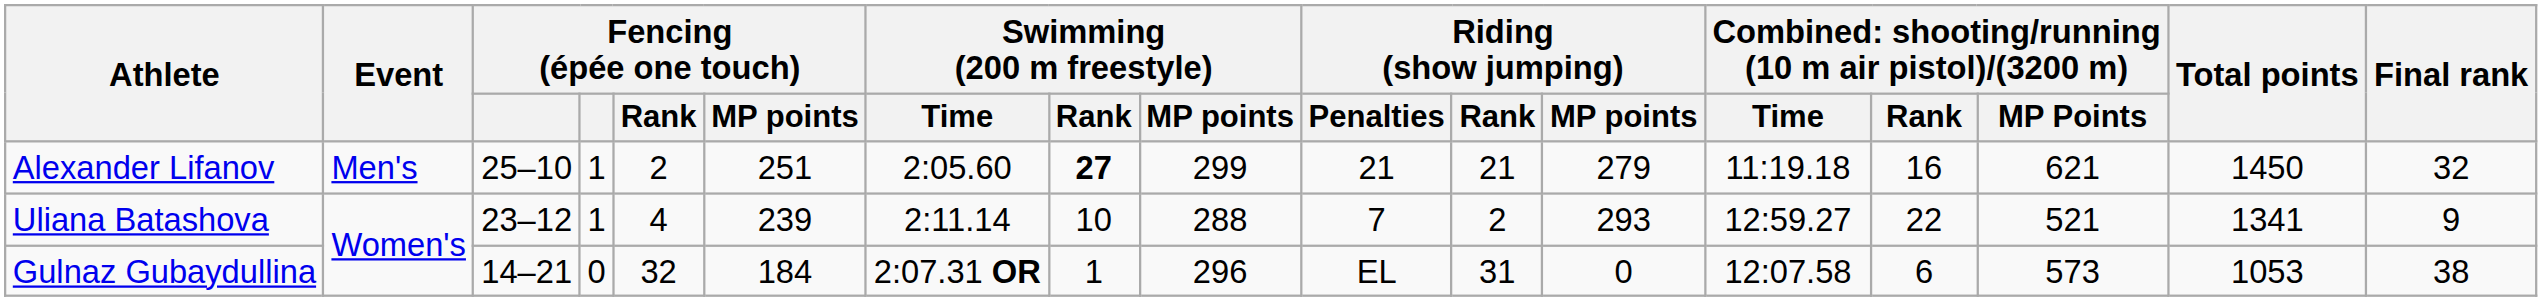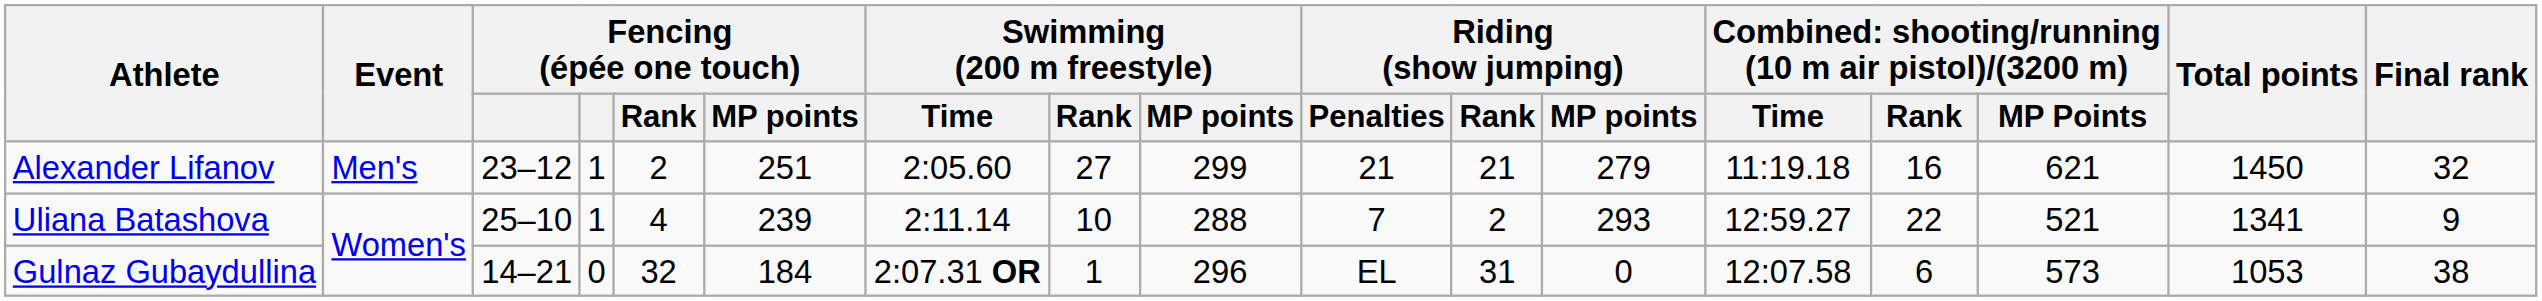(527, 168) 25–10 -> (527, 168) 23–12
(1094, 168) bold -> (1094, 168) normal
(527, 220) 23–12 -> (527, 220) 25–10
